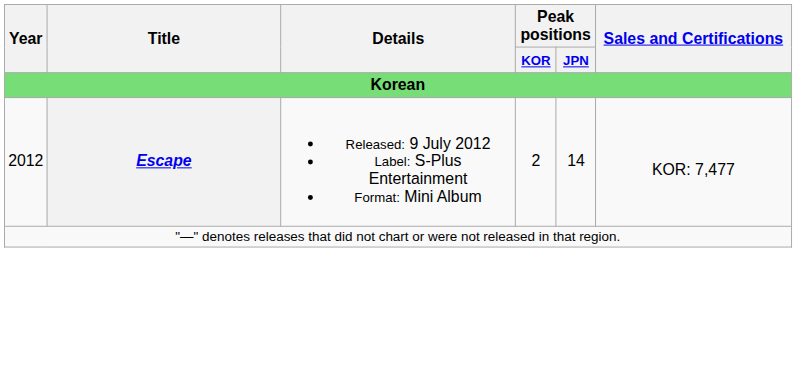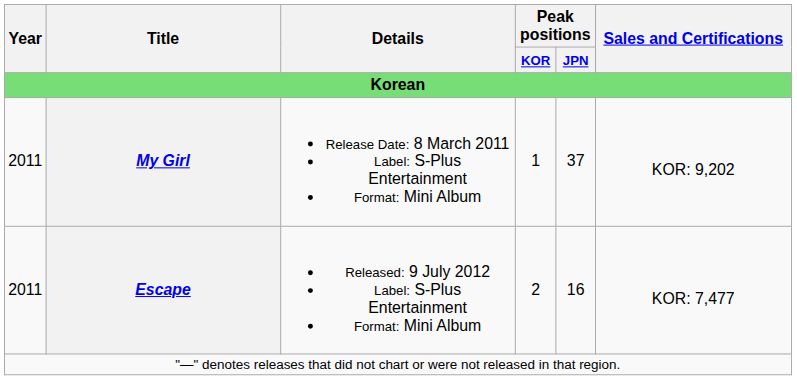+ row: (163, 161)
(26, 161) 2012 -> (25, 289) 2011
(576, 161) 14 -> (576, 289) 16
